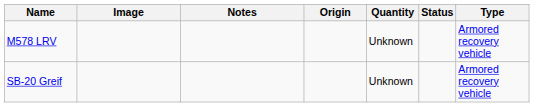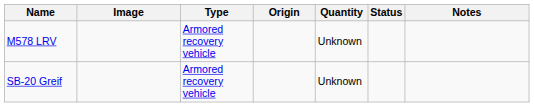columns swapped: (492, 12) <-> (242, 12)
